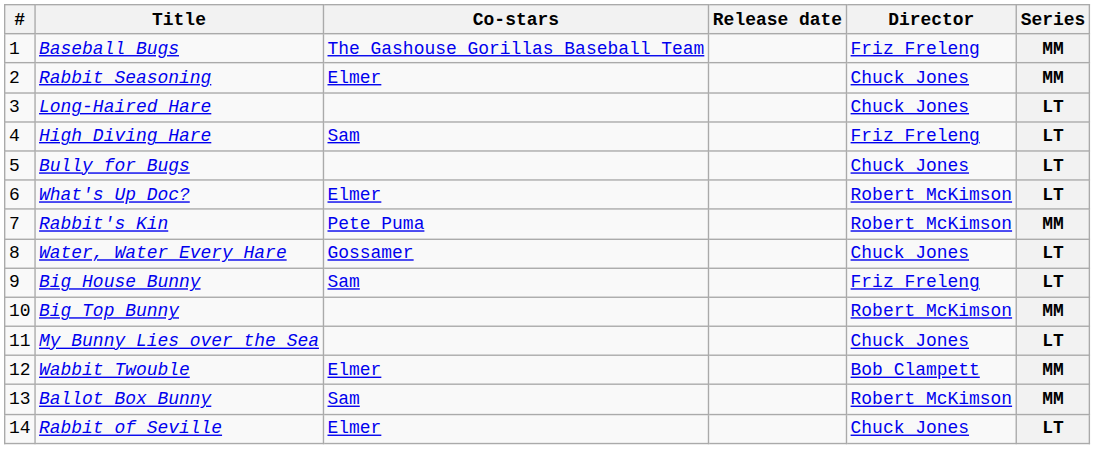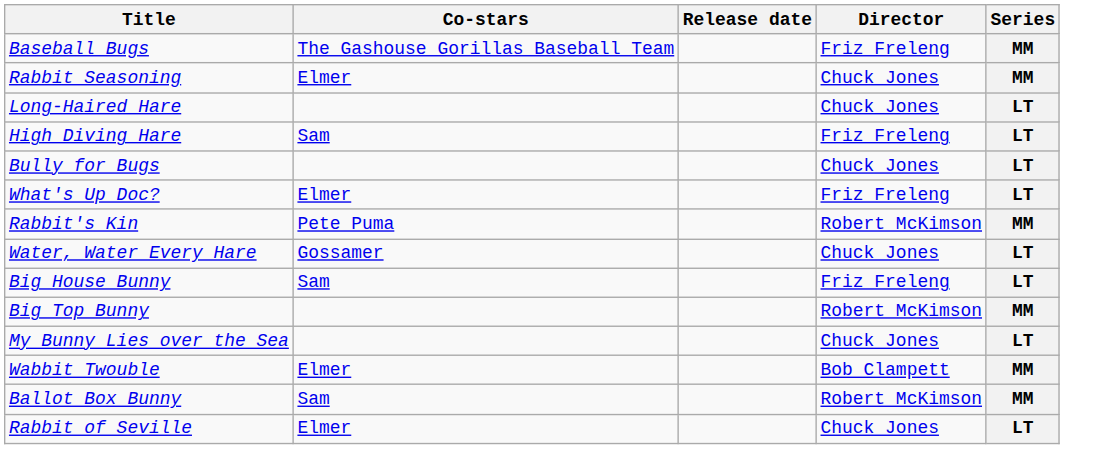- column: (20, 19)
(931, 195) Robert McKimson -> (885, 195) Friz Freleng
